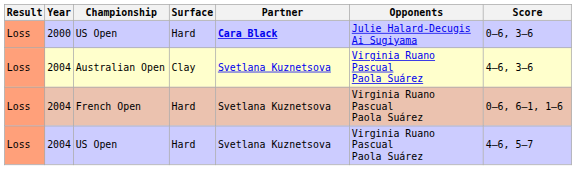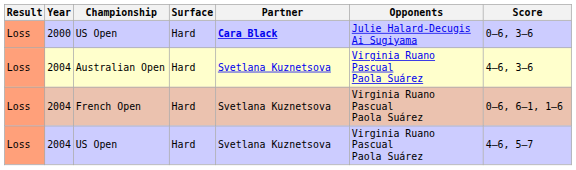(183, 67) Clay -> (183, 67) Hard
